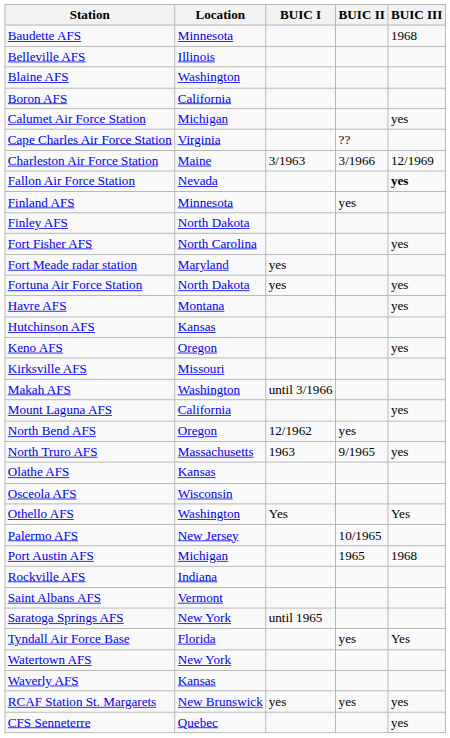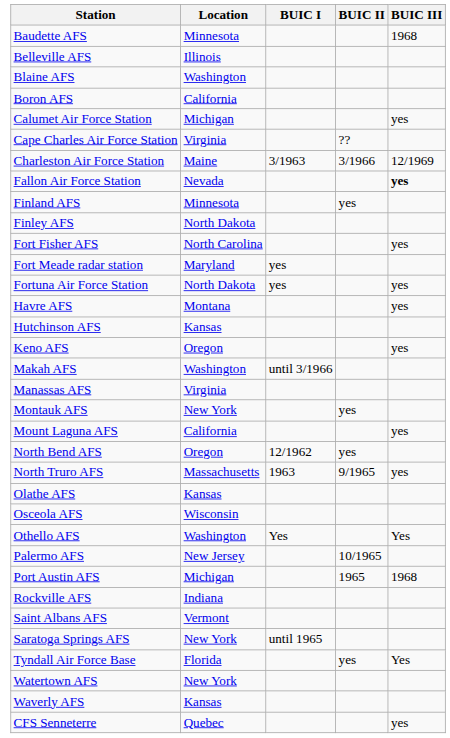- row: (47, 368)
+ row: (52, 389)
+ row: (51, 410)
- row: (82, 701)
